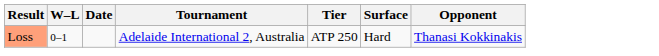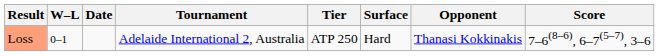+ column: (589, 15)
